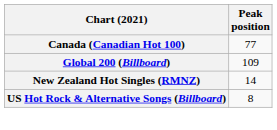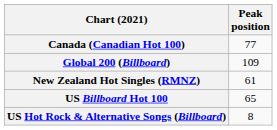(250, 80) 14 -> (250, 80) 61
+ row: (116, 98)
